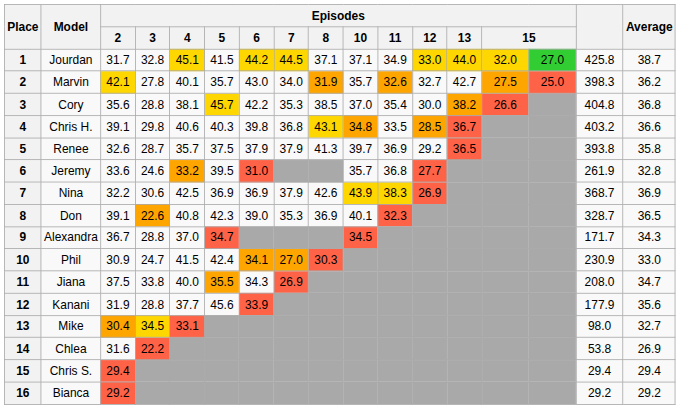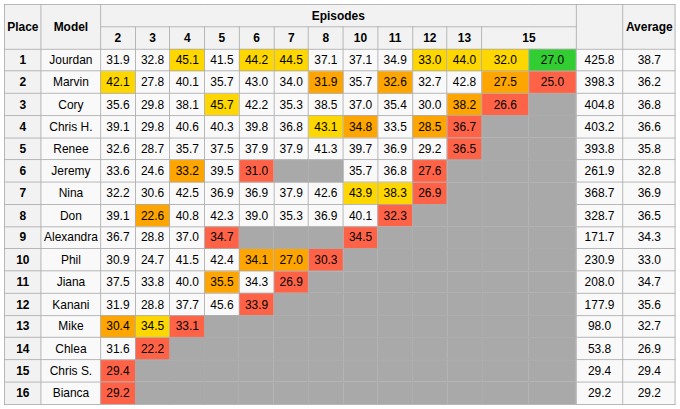(118, 60) 31.7 -> (118, 60) 31.9
(464, 83) 42.7 -> (464, 83) 42.8
(153, 105) 28.8 -> (153, 105) 29.8
(430, 171) 27.7 -> (430, 171) 27.6
